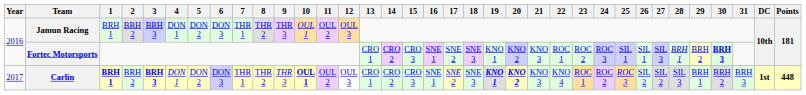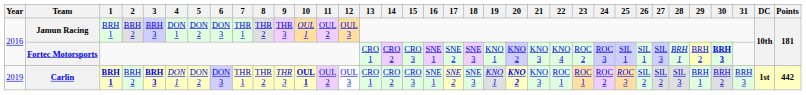(561, 53) ROC 1 -> (561, 53) KNO 4
(15, 77) 2017 -> (15, 77) 2019
(494, 77) bold -> (494, 77) normal
(561, 77) KNO 4 -> (561, 77) ROC 1
(788, 77) 448 -> (788, 77) 442
